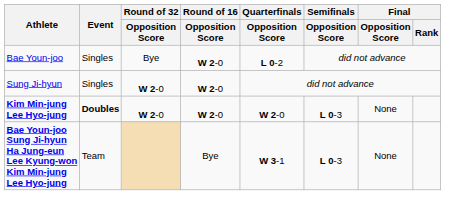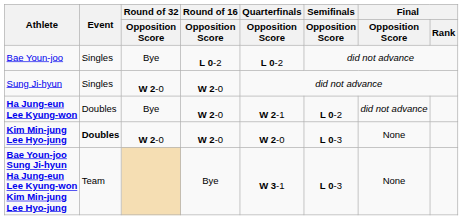(210, 63) W 2-0 -> (210, 63) L 0-2
+ row: (42, 109)
